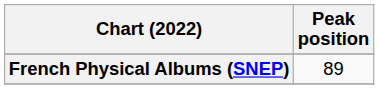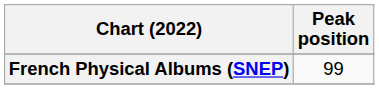(334, 68) 89 -> (334, 68) 99
